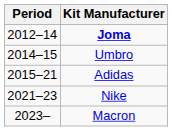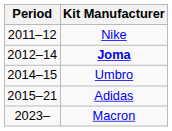+ row: (32, 34)
- row: (32, 95)
